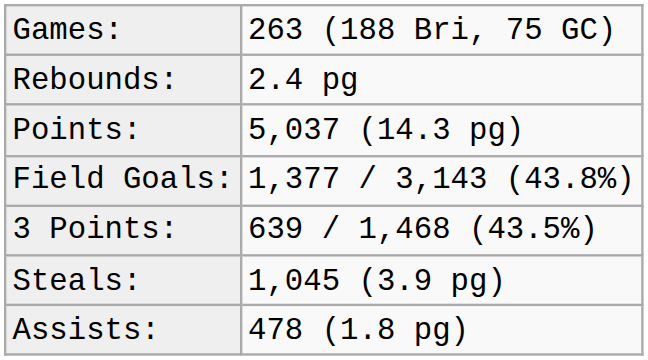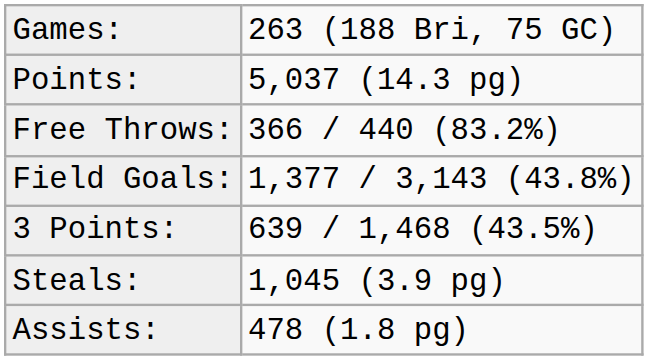- row: (95, 80)
+ row: (123, 130)
